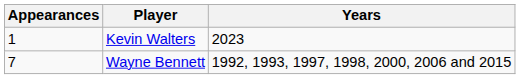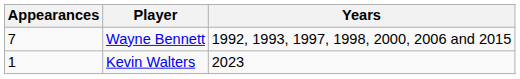rows swapped: (155, 62) <-> (151, 39)
